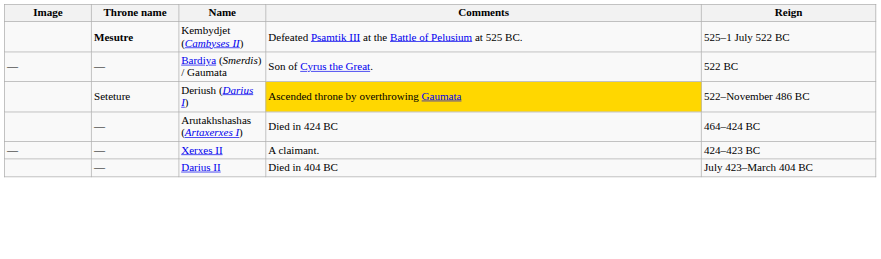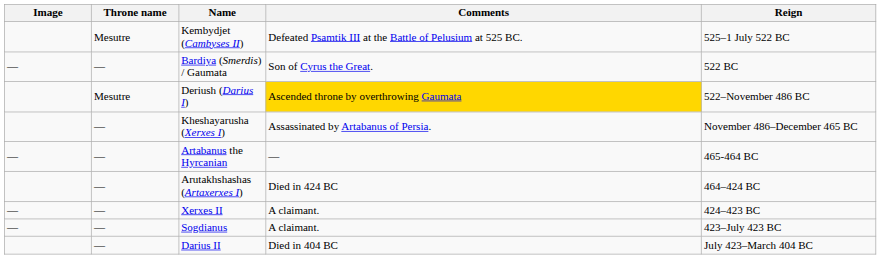(114, 36) bold -> (112, 36) normal
(112, 96) Seteture -> (112, 96) Mesutre
+ row: (215, 126)
+ row: (212, 156)
+ row: (204, 227)
